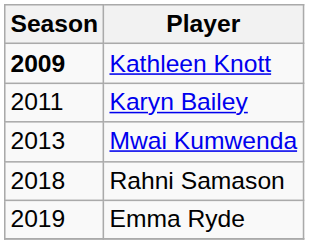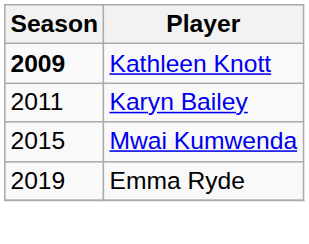(38, 141) 2013 -> (38, 141) 2015
- row: (197, 180)
